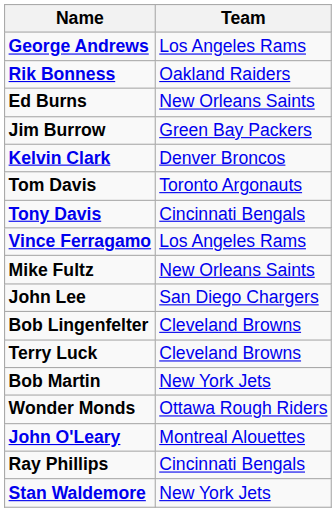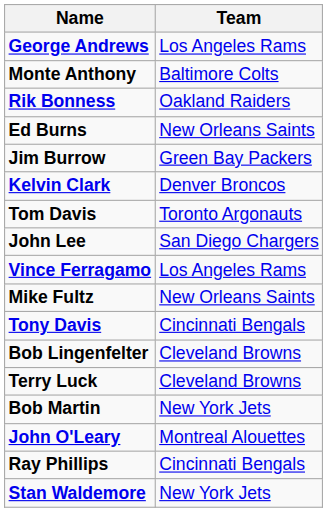+ row: (72, 74)
rows swapped: (55, 213) <-> (47, 297)
- row: (72, 409)
